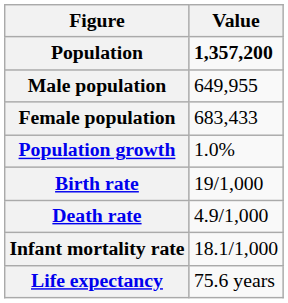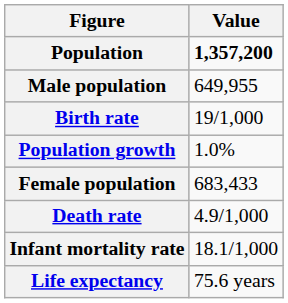rows swapped: (97, 117) <-> (97, 183)
